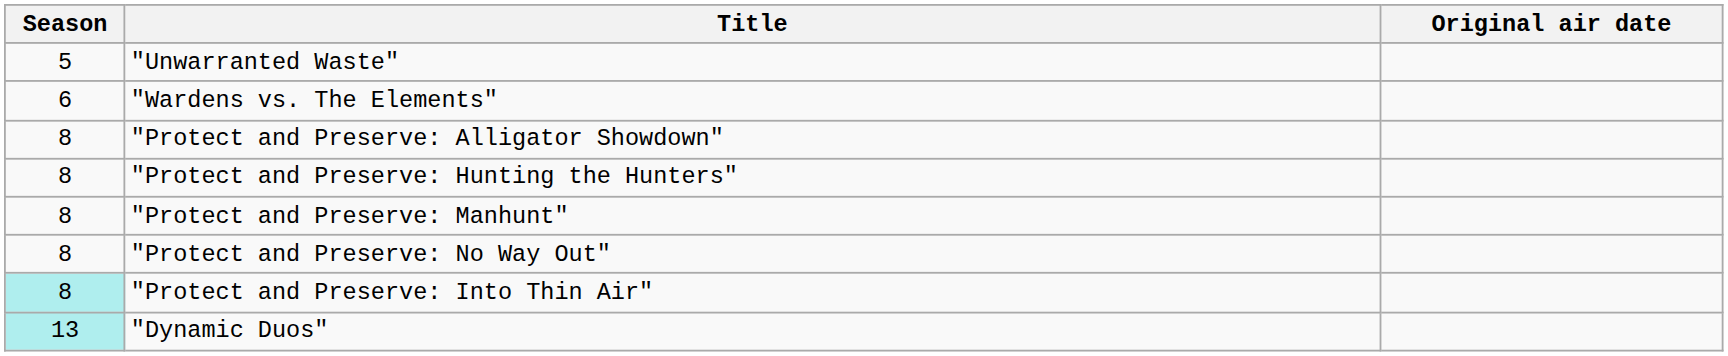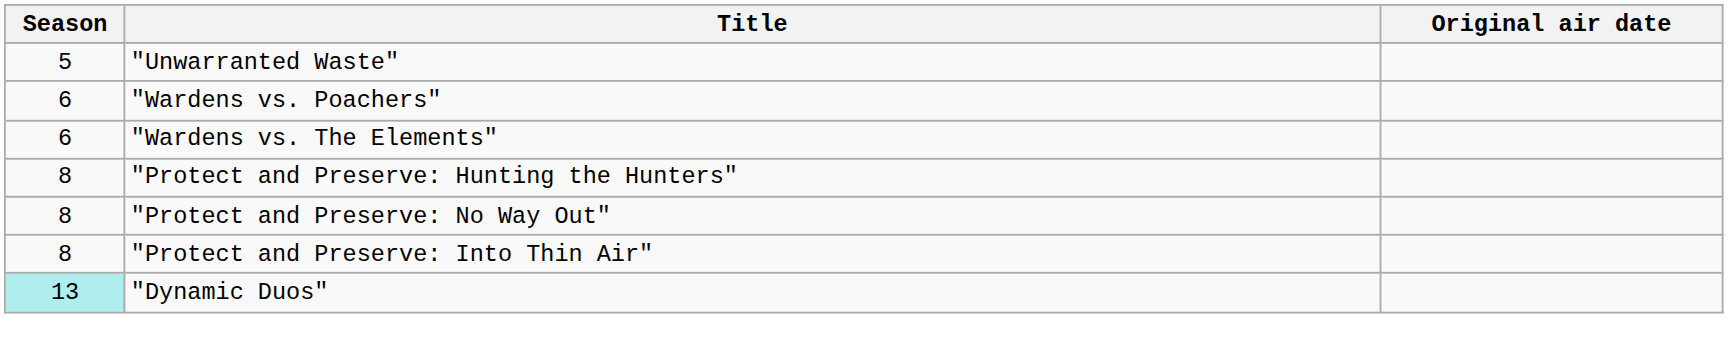+ row: (286, 101)
- row: (427, 139)
- row: (350, 216)
(65, 293) paleturquoise background -> (65, 254) no background
